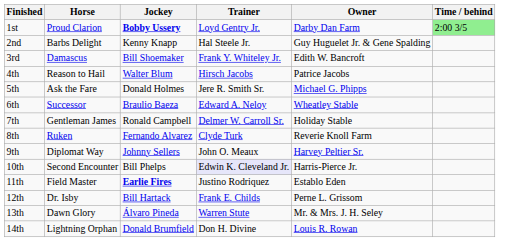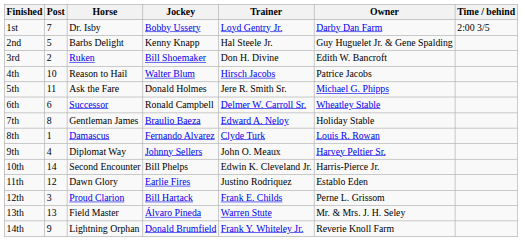+ column: (56, 12)
(74, 27) Proud Clarion -> (85, 27) Dr. Isby
(152, 27) bold -> (173, 27) normal
(451, 27) lightgreen background -> (473, 27) no background
(67, 58) Damascus -> (82, 58) Ruken
(240, 58) Frank Y. Whiteley Jr. -> (250, 58) Don H. Divine
(150, 105) Braulio Baeza -> (179, 105) Ronald Campbell
(232, 105) Edward A. Neloy -> (264, 105) Delmer W. Carroll Sr.
(157, 120) Ronald Campbell -> (173, 120) Braulio Baeza
(241, 120) Delmer W. Carroll Sr. -> (255, 120) Edward A. Neloy
(60, 136) Ruken -> (89, 136) Damascus
(333, 136) Reverie Knoll Farm -> (348, 136) Louis R. Rowan
(244, 167) lavender background -> (266, 167) no background
(72, 182) Field Master -> (94, 182) Dawn Glory
(147, 182) bold -> (168, 182) normal
(63, 197) Dr. Isby -> (97, 197) Proud Clarion
(71, 213) Dawn Glory -> (94, 213) Field Master
(227, 228) Don H. Divine -> (262, 228) Frank Y. Whiteley Jr.
(326, 228) Louis R. Rowan -> (355, 228) Reverie Knoll Farm
